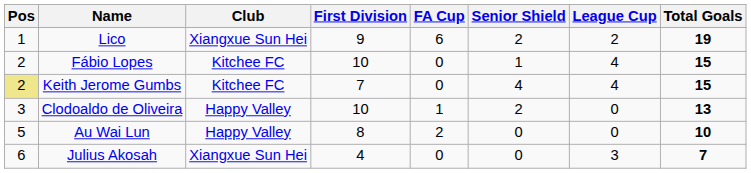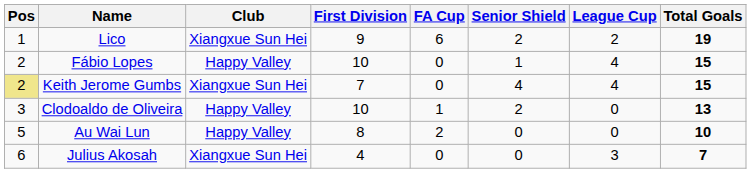(248, 62) Kitchee FC -> (248, 62) Happy Valley
(248, 86) Kitchee FC -> (248, 86) Xiangxue Sun Hei
